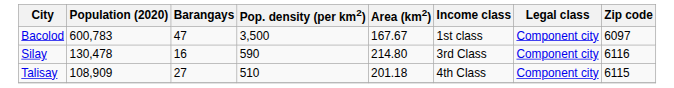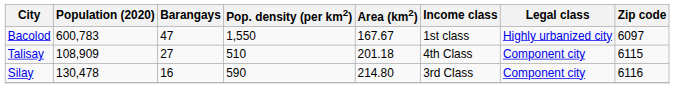(255, 35) 3,500 -> (241, 35) 1,550
(558, 35) Component city -> (558, 35) Highly urbanized city
rows swapped: (34, 54) <-> (39, 73)
